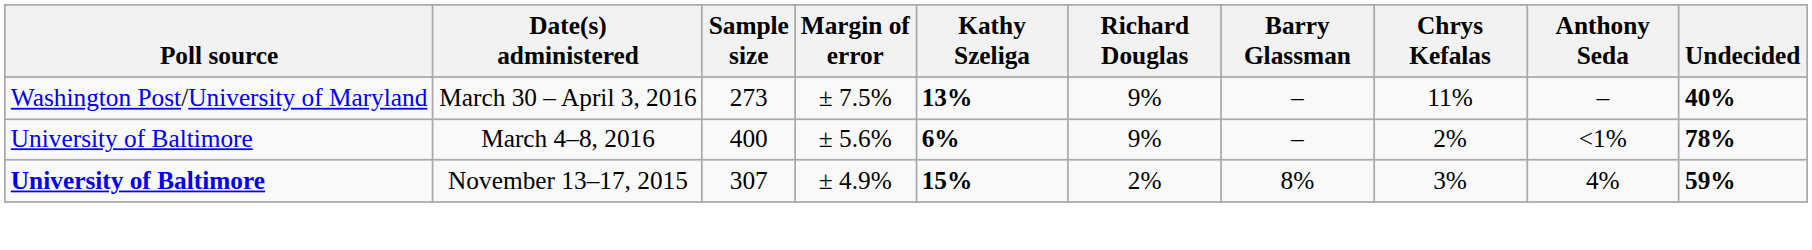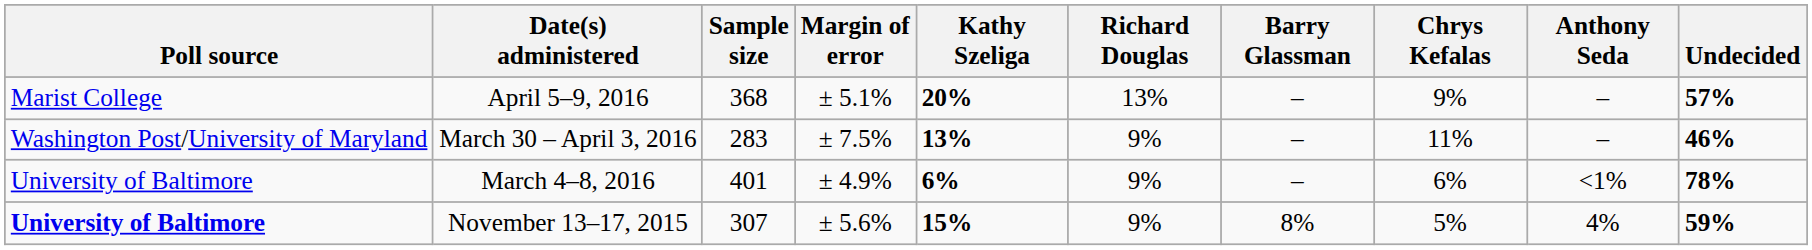+ row: (568, 97)
(749, 97) 273 -> (749, 139) 283
(1710, 97) 40% -> (1710, 139) 46%
(749, 139) 400 -> (749, 181) 401
(855, 139) ± 5.6% -> (855, 181) ± 4.9%
(1450, 139) 2% -> (1450, 181) 6%
(855, 181) ± 4.9% -> (855, 222) ± 5.6%
(1145, 181) 2% -> (1145, 222) 9%
(1450, 181) 3% -> (1450, 222) 5%
